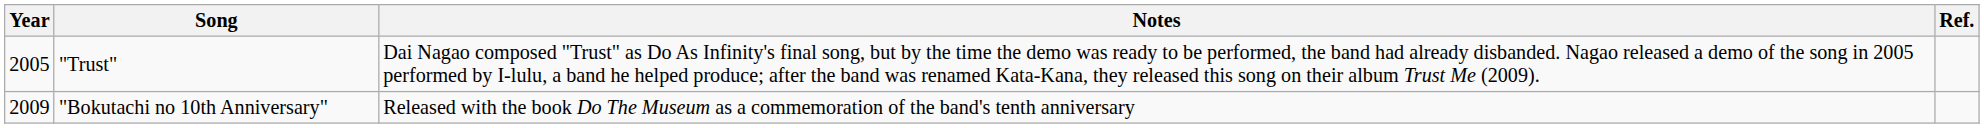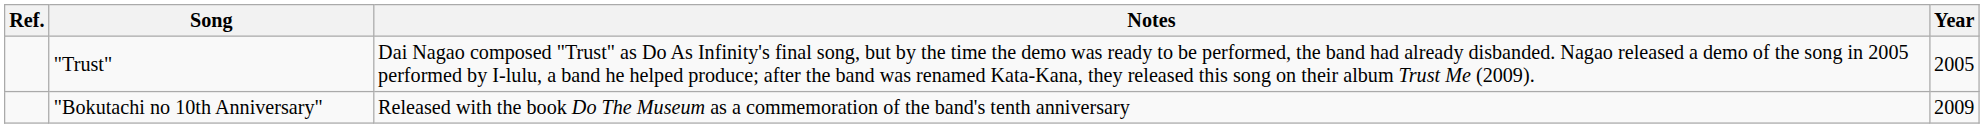columns swapped: (29, 20) <-> (1957, 20)
